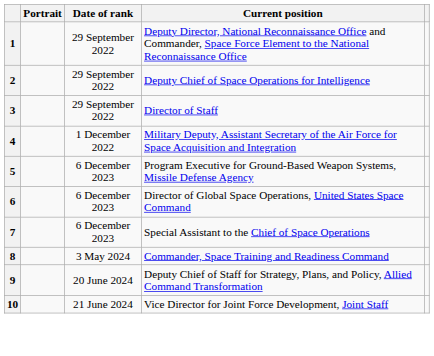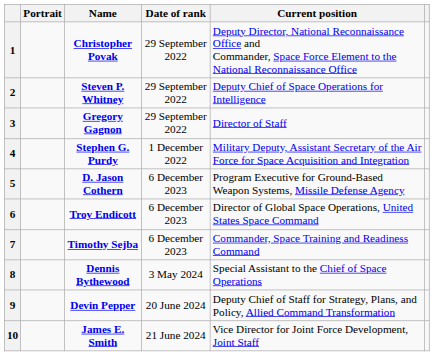+ column: (103, 13)
(257, 232) Special Assistant to the Chief of Space Operations -> (310, 244) Commander, Space Training and Readiness Command
(266, 256) Commander, Space Training and Readiness Command -> (300, 275) Special Assistant to the Chief of Space Operations
